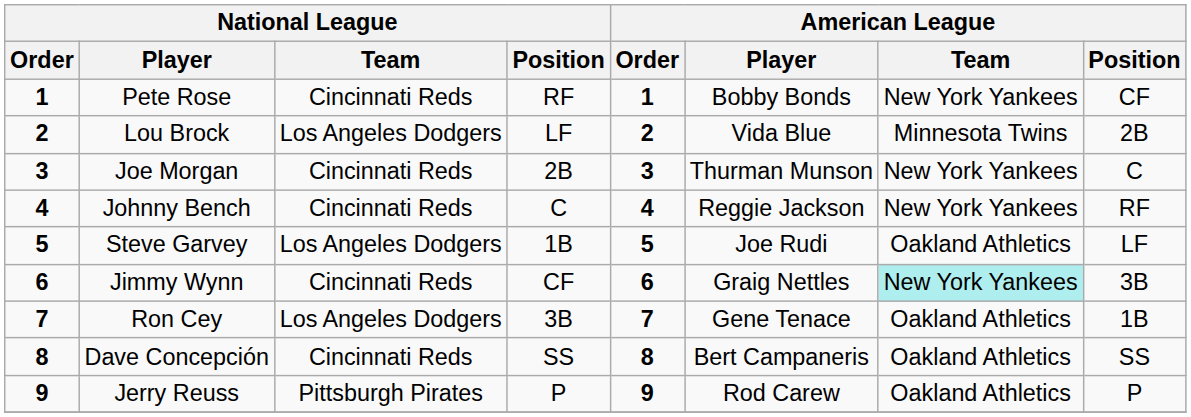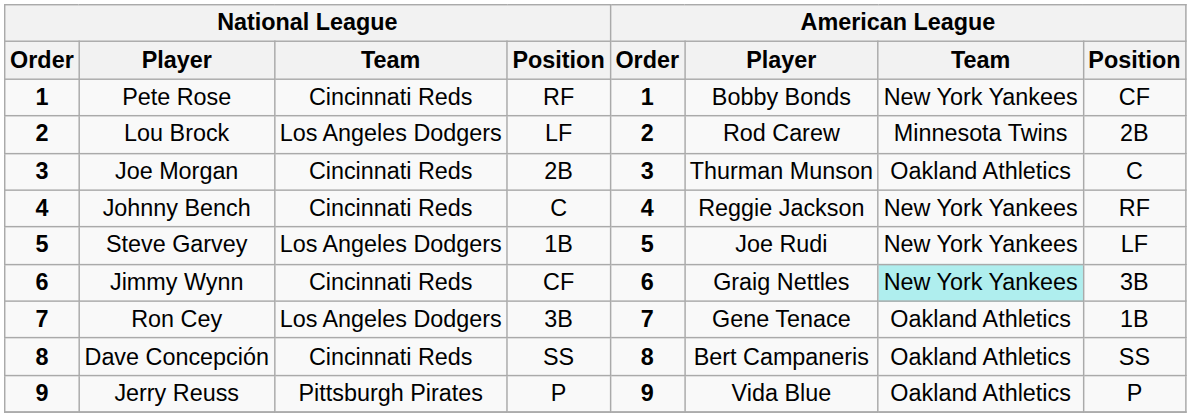(781, 134) Vida Blue -> (781, 134) Rod Carew
(981, 171) New York Yankees -> (981, 171) Oakland Athletics
(981, 245) Oakland Athletics -> (981, 245) New York Yankees
(781, 393) Rod Carew -> (781, 393) Vida Blue
